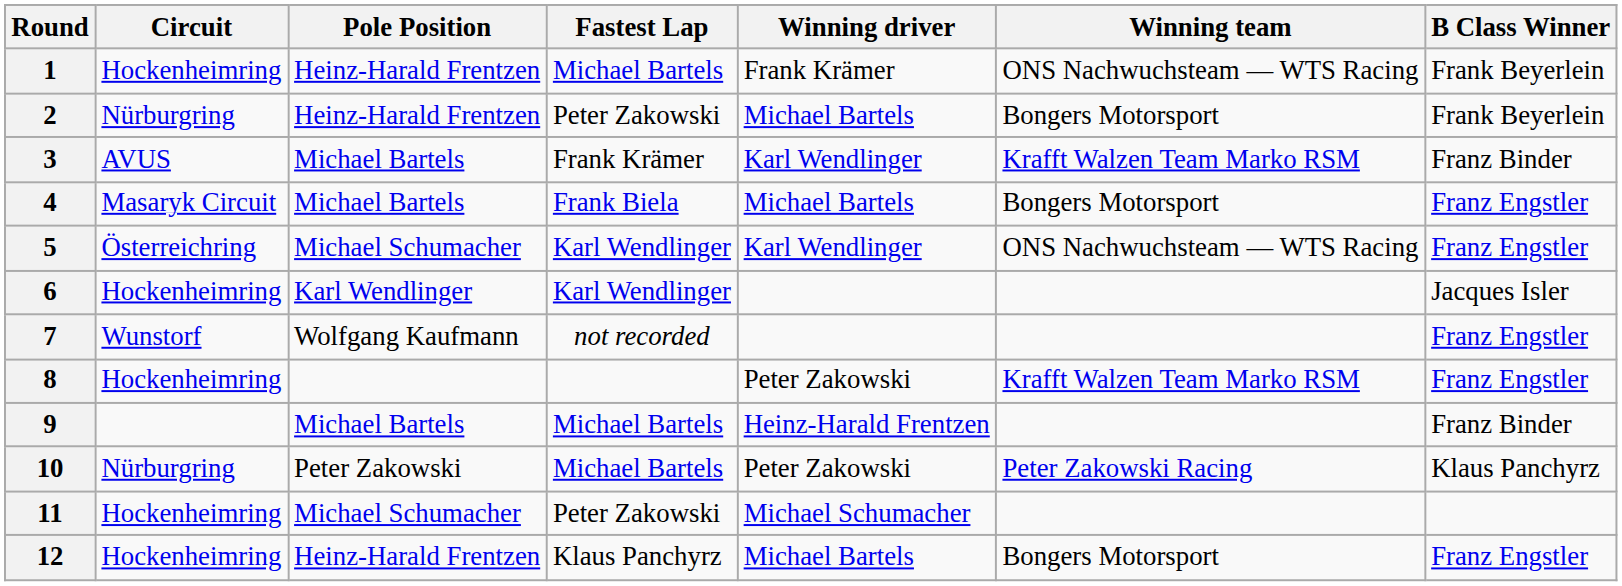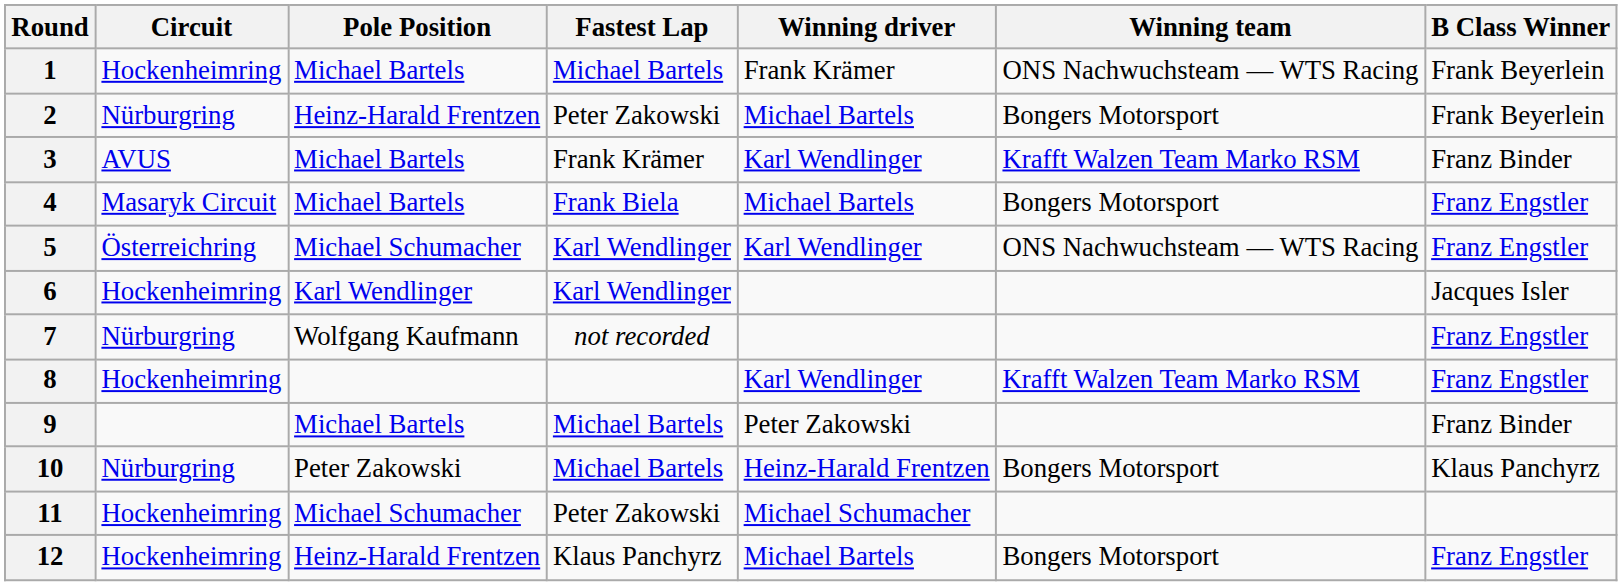(417, 70) Heinz-Harald Frentzen -> (379, 70) Michael Bartels
(151, 335) Wunstorf -> (168, 335) Nürburgring
(827, 379) Peter Zakowski -> (833, 379) Karl Wendlinger
(867, 424) Heinz-Harald Frentzen -> (827, 424) Peter Zakowski
(827, 468) Peter Zakowski -> (867, 468) Heinz-Harald Frentzen
(1127, 468) Peter Zakowski Racing -> (1111, 468) Bongers Motorsport
